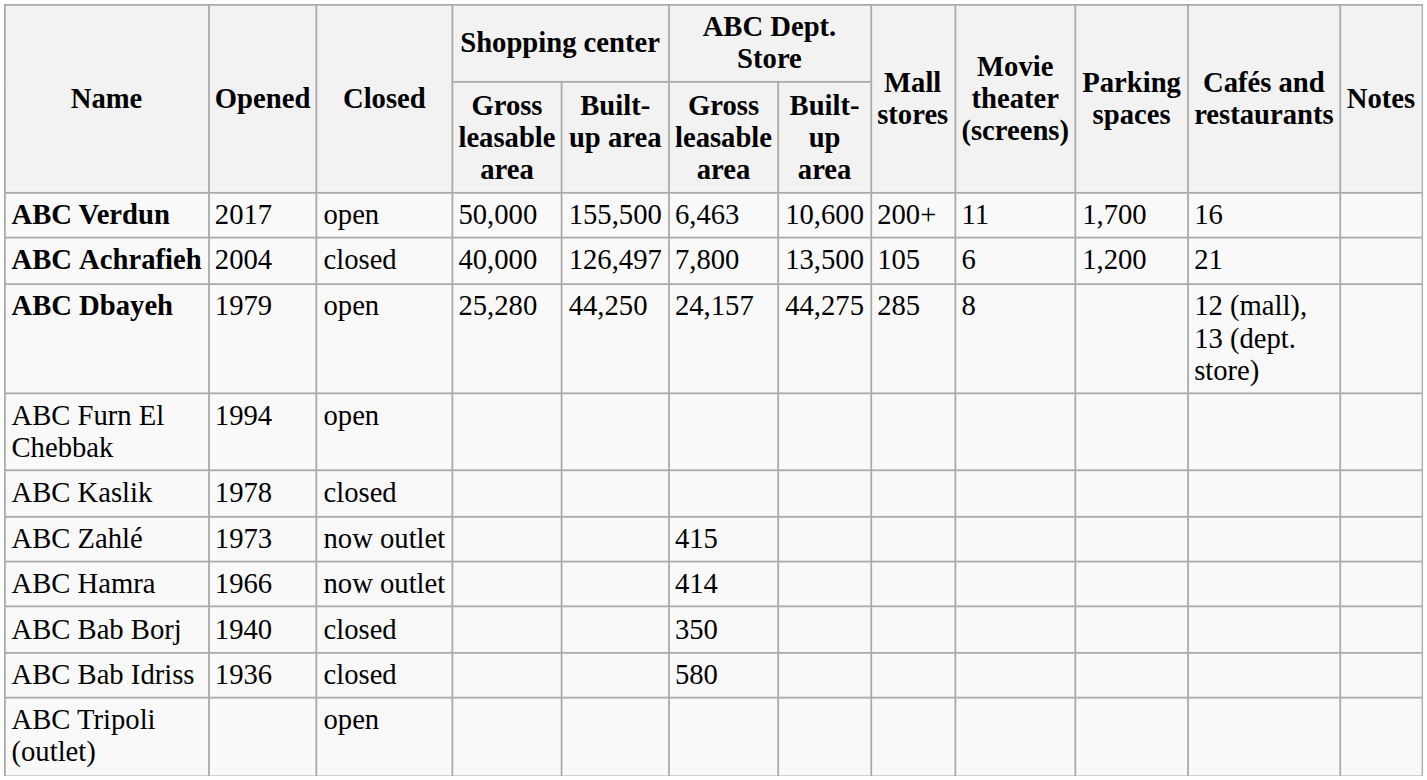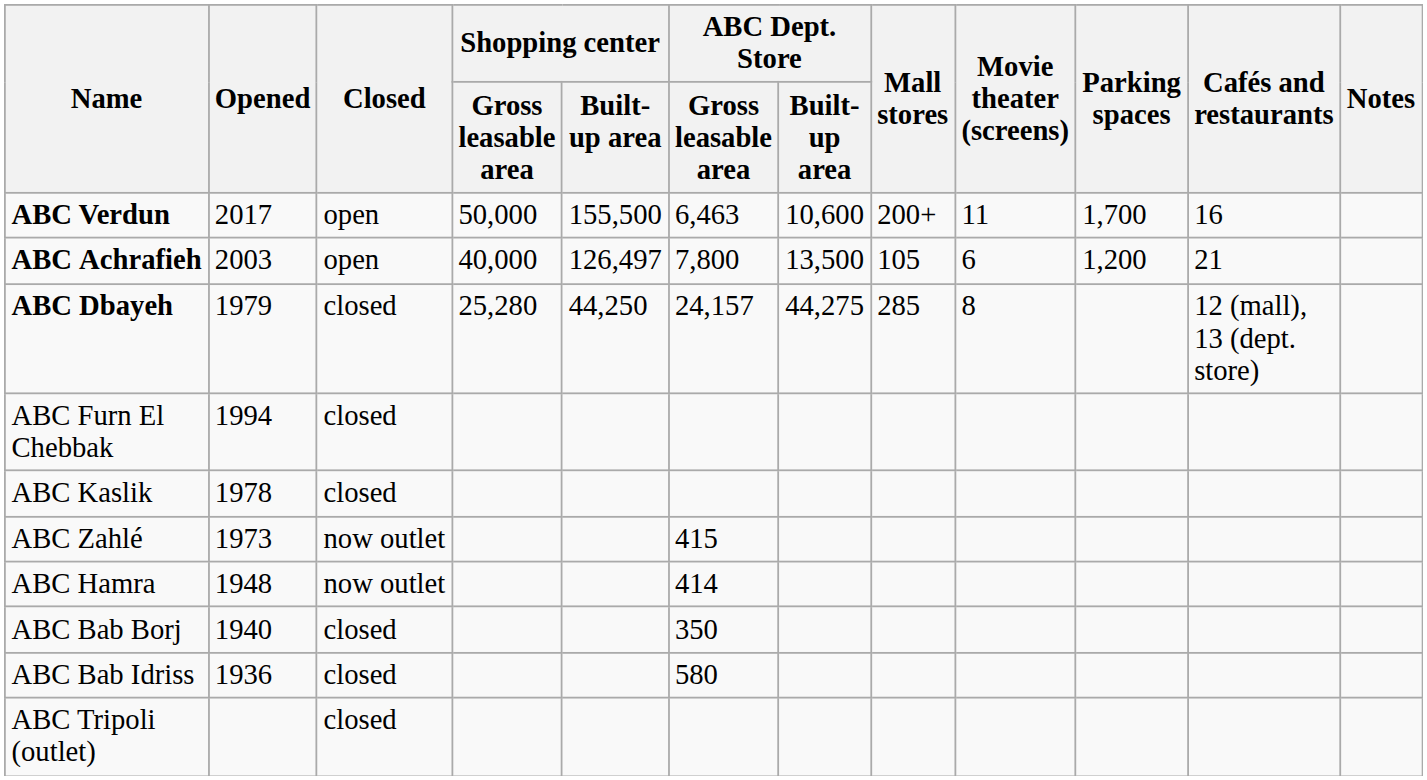(243, 260) 2004 -> (243, 260) 2003
(360, 260) closed -> (351, 260) open
(351, 305) open -> (360, 305) closed
(351, 415) open -> (360, 415) closed
(243, 583) 1966 -> (243, 583) 1948
(351, 720) open -> (360, 720) closed
